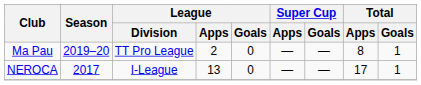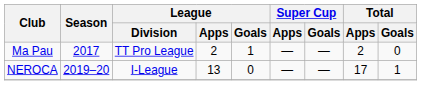(86, 51) 2019–20 -> (86, 51) 2017
(251, 51) 0 -> (251, 51) 1
(361, 51) 8 -> (361, 51) 2
(397, 51) 1 -> (397, 51) 0
(86, 70) 2017 -> (86, 70) 2019–20
